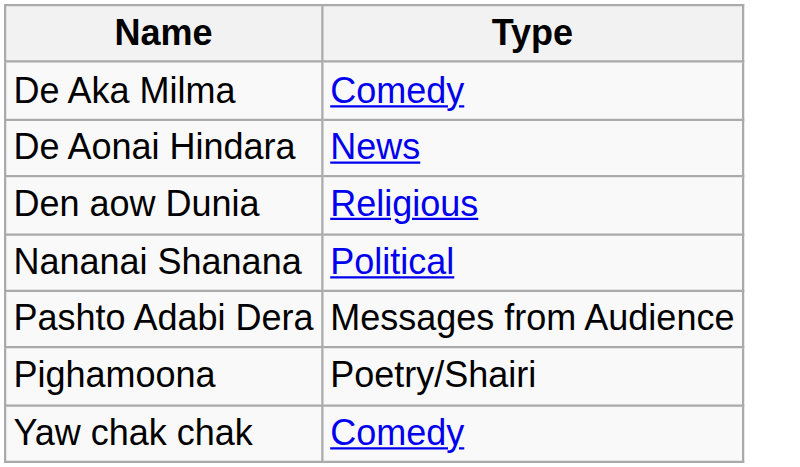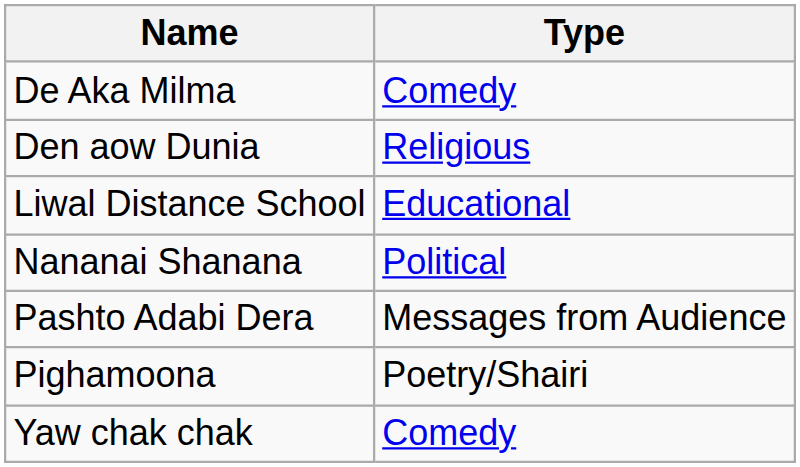- row: (155, 147)
+ row: (190, 204)
